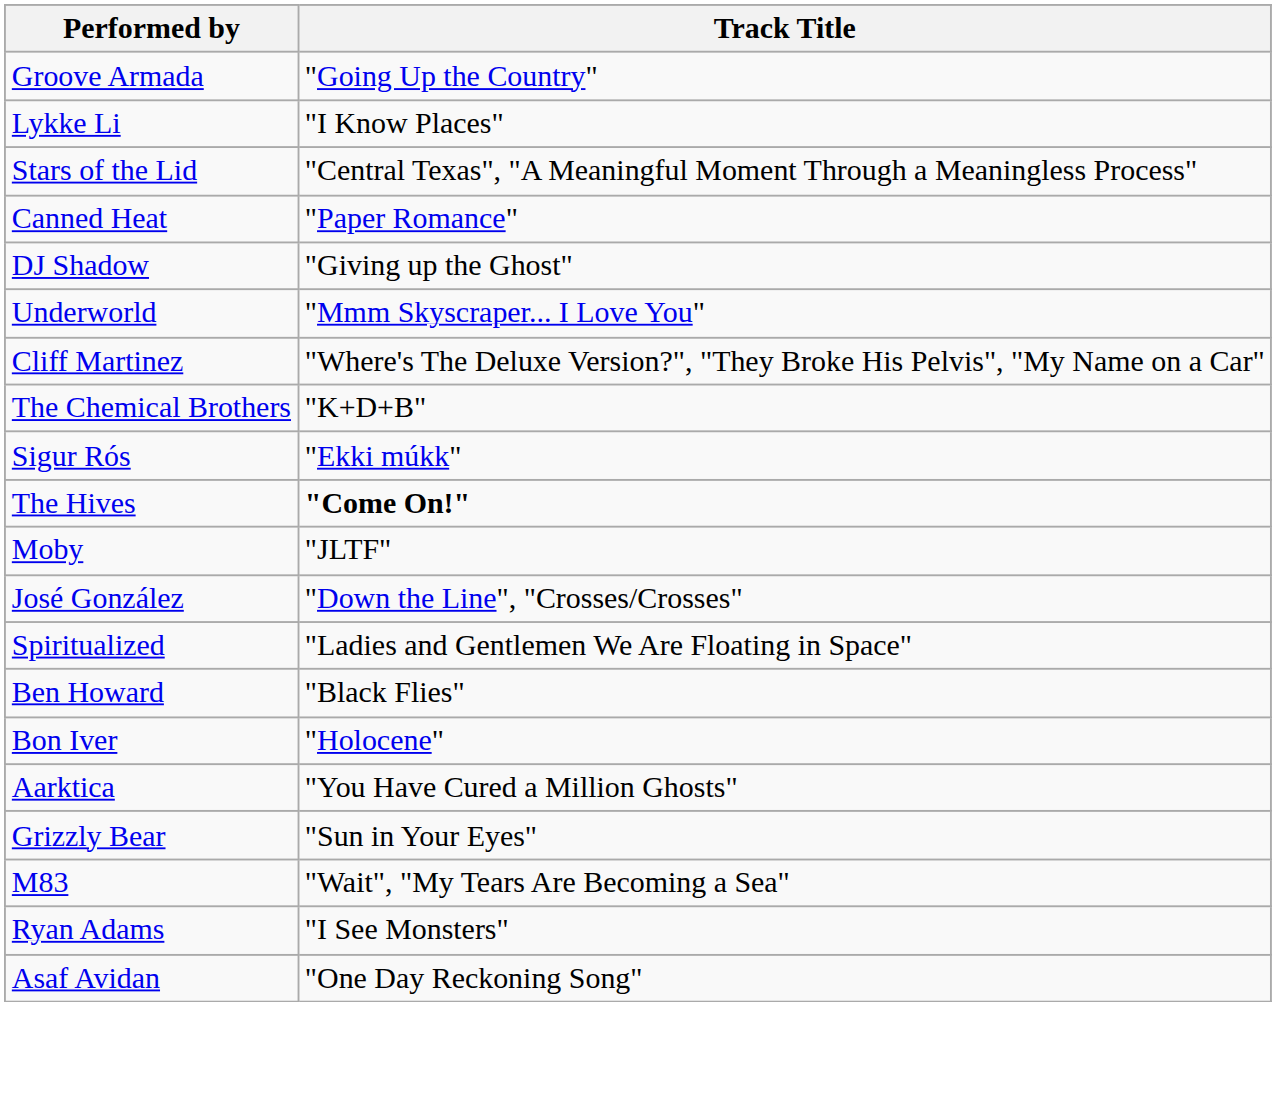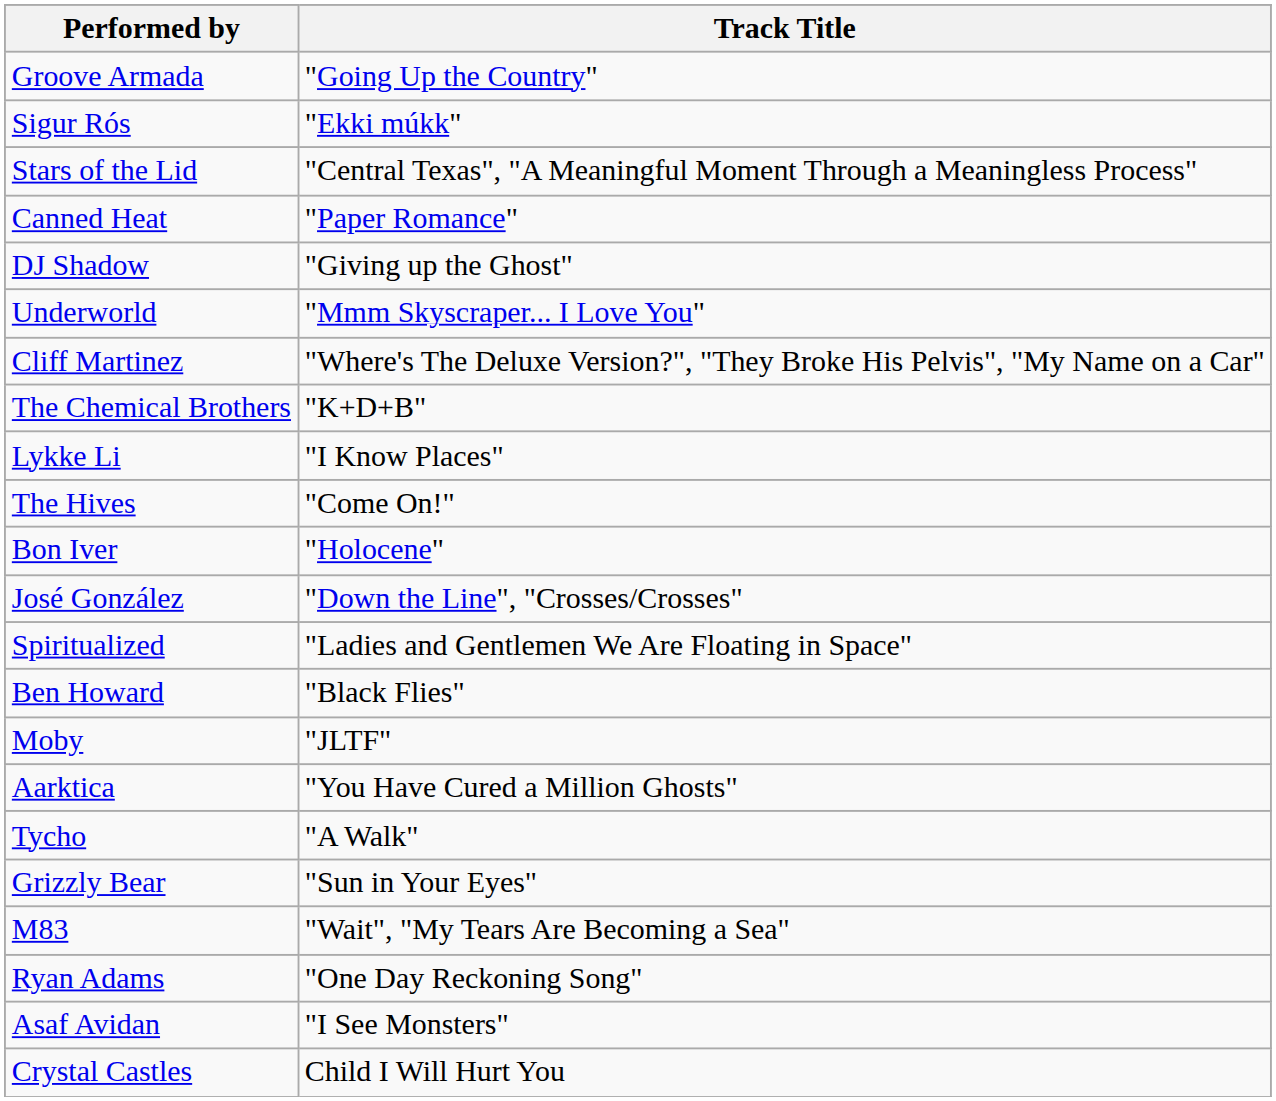rows swapped: (66, 123) <-> (71, 455)
(387, 502) bold -> (380, 502) normal
rows swapped: (65, 739) <-> (48, 550)
+ row: (49, 834)
(407, 929) "I See Monsters" -> (474, 977) "One Day Reckoning Song"
(474, 977) "One Day Reckoning Song" -> (407, 1024) "I See Monsters"
+ row: (102, 1072)
